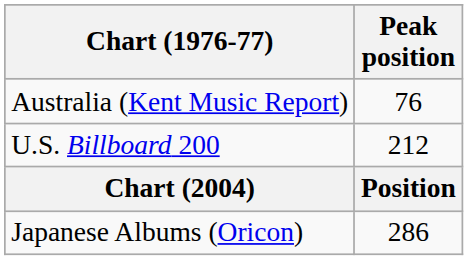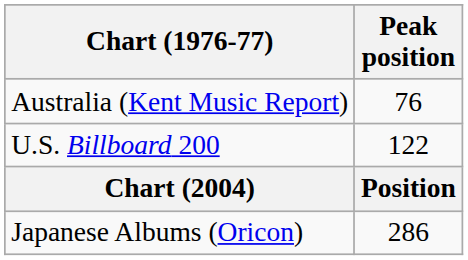(408, 144) 212 -> (408, 144) 122
